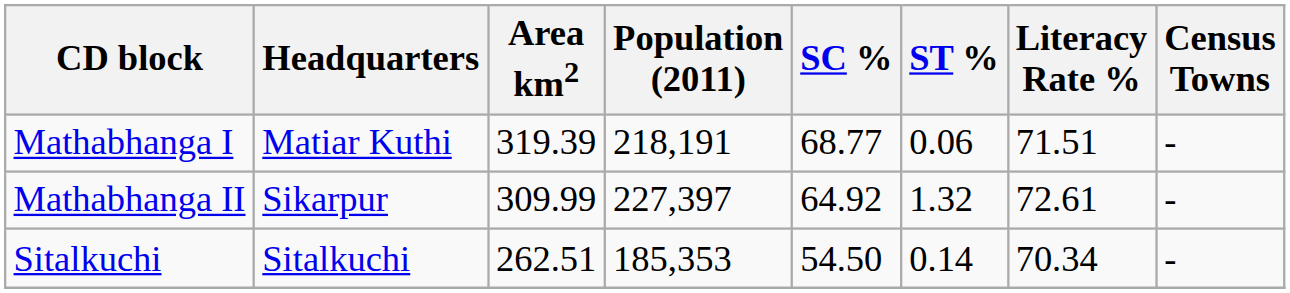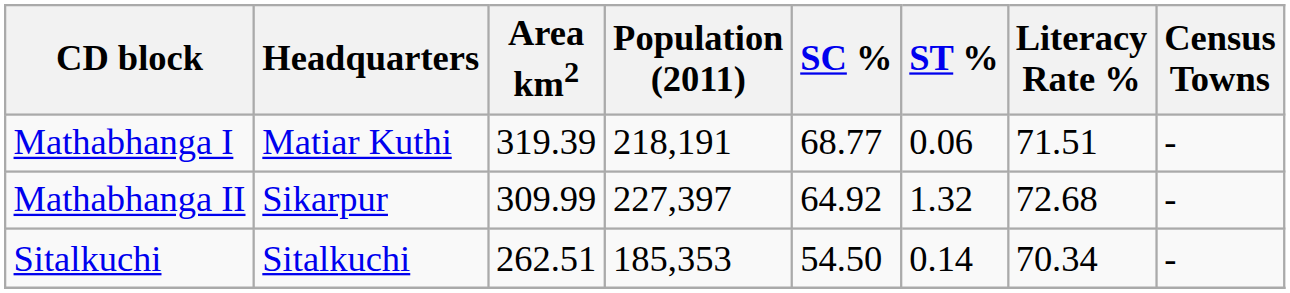(1057, 200) 72.61 -> (1057, 200) 72.68
